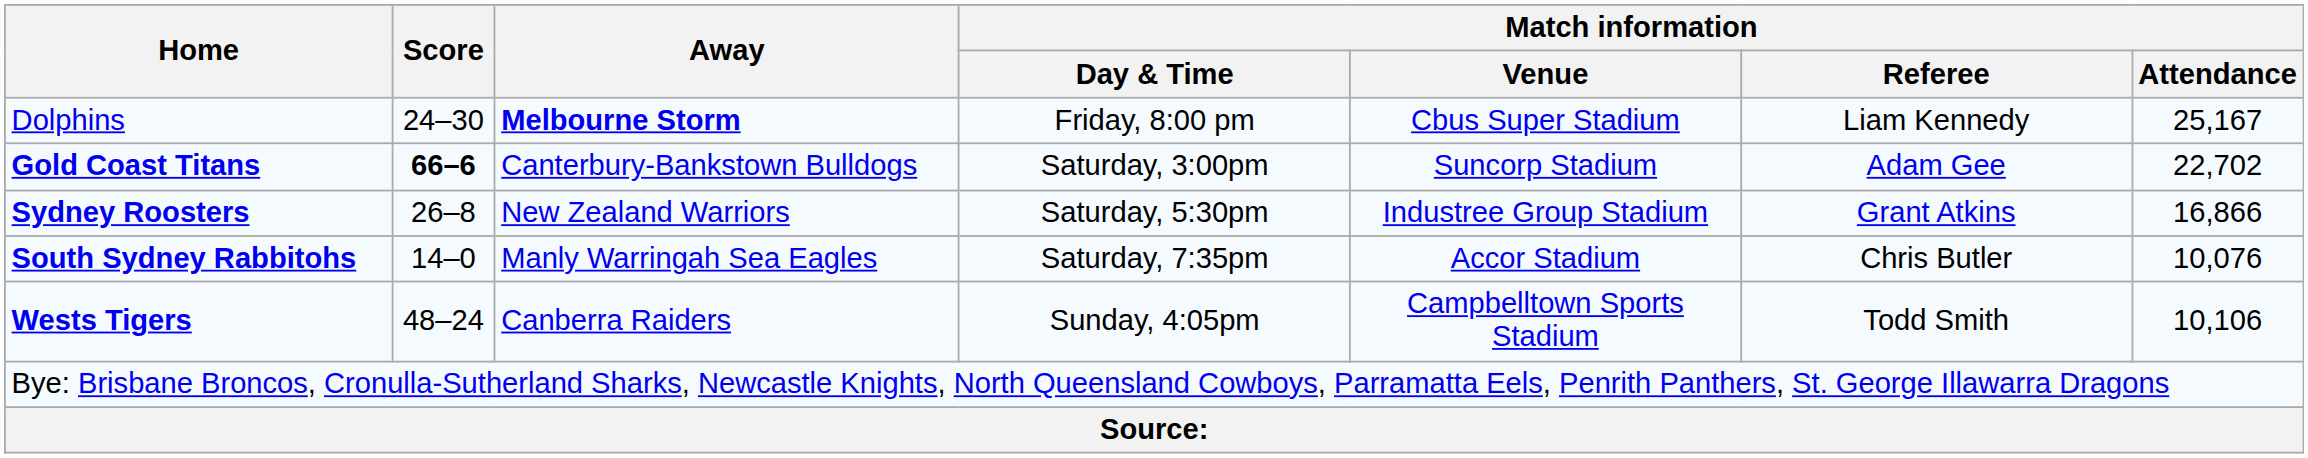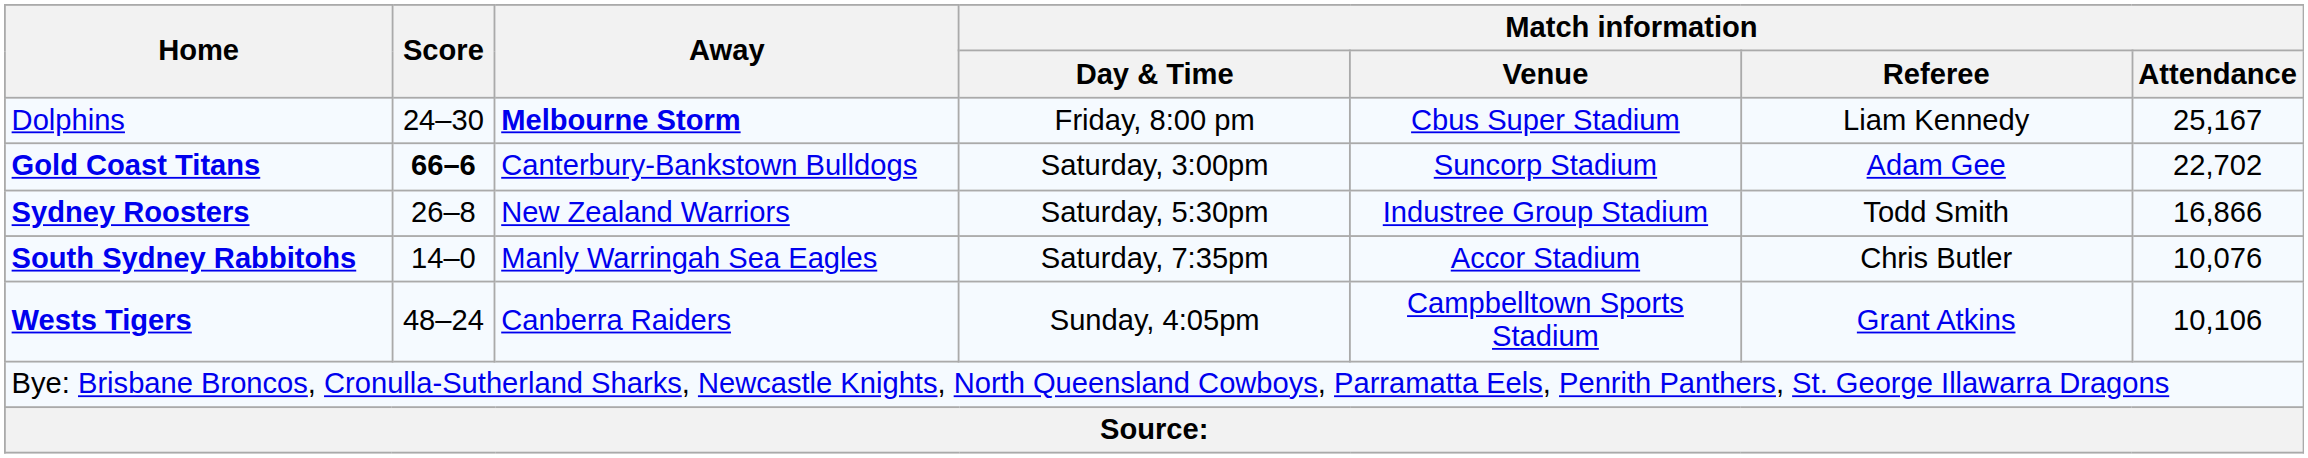(1936, 212) Grant Atkins -> (1936, 212) Todd Smith
(1936, 321) Todd Smith -> (1936, 321) Grant Atkins
